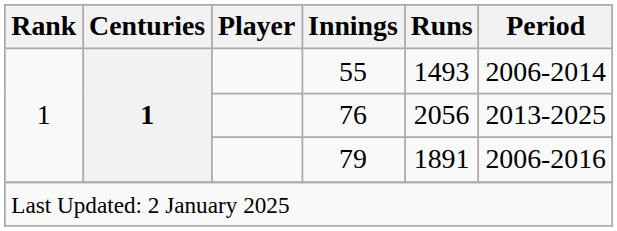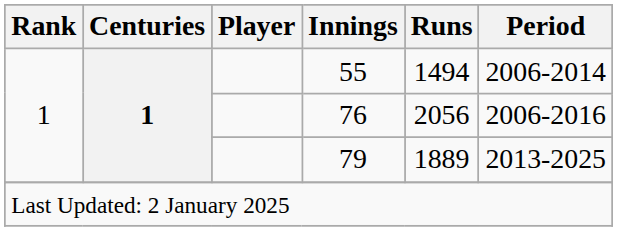(442, 70) 1493 -> (442, 70) 1494
(546, 114) 2013-2025 -> (546, 114) 2006-2016
(442, 159) 1891 -> (442, 159) 1889
(546, 159) 2006-2016 -> (546, 159) 2013-2025
